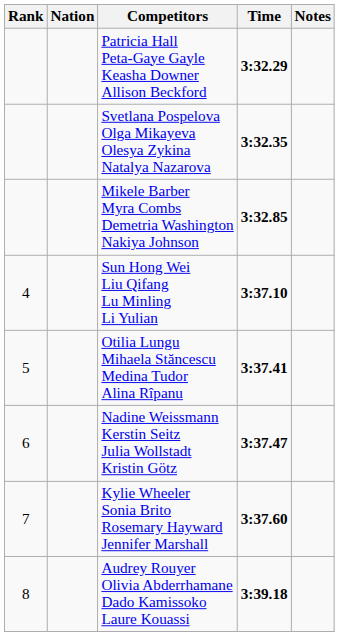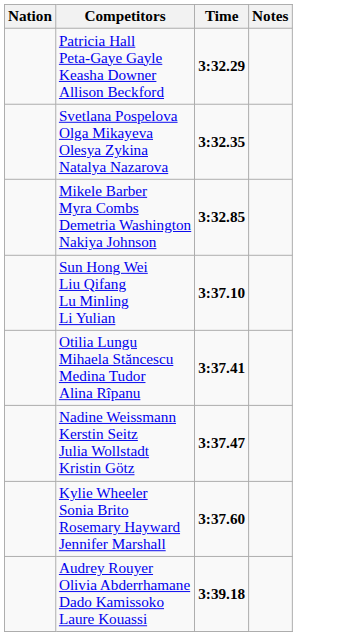- column: (26, 16)
